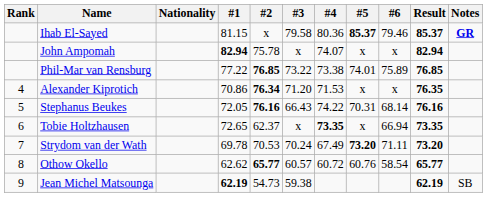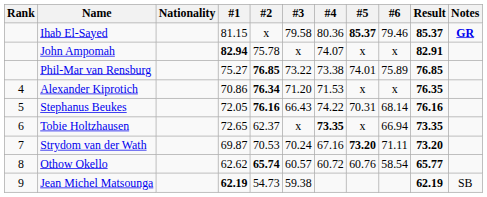(430, 51) 82.94 -> (430, 51) 82.91
(234, 70) 77.22 -> (234, 70) 75.27
(234, 145) 69.78 -> (234, 145) 69.87
(330, 145) 67.49 -> (330, 145) 67.16
(266, 164) 65.77 -> (266, 164) 65.74
